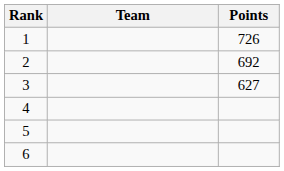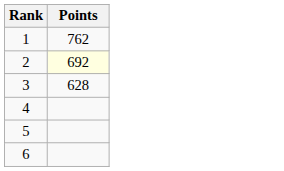- column: (133, 16)
(249, 39) 726 -> (78, 39) 762
(249, 62) no background -> (78, 62) lightyellow background
(249, 85) 627 -> (78, 85) 628
